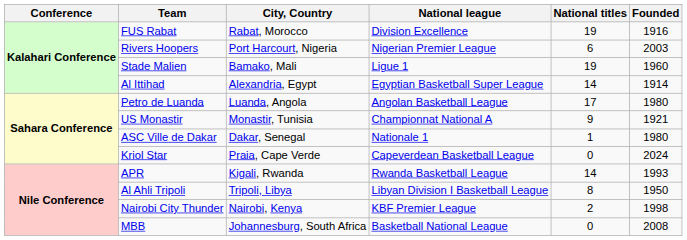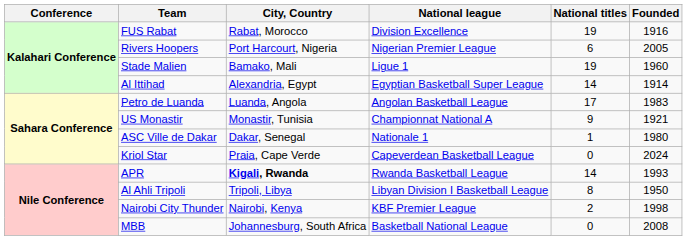(656, 48) 2003 -> (656, 48) 2005
(656, 102) 1980 -> (656, 102) 1983
(266, 173) normal -> (269, 173) bold
